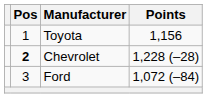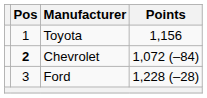(166, 56) 1,228 (–28) -> (166, 56) 1,072 (–84)
(166, 77) 1,072 (–84) -> (166, 77) 1,228 (–28)
